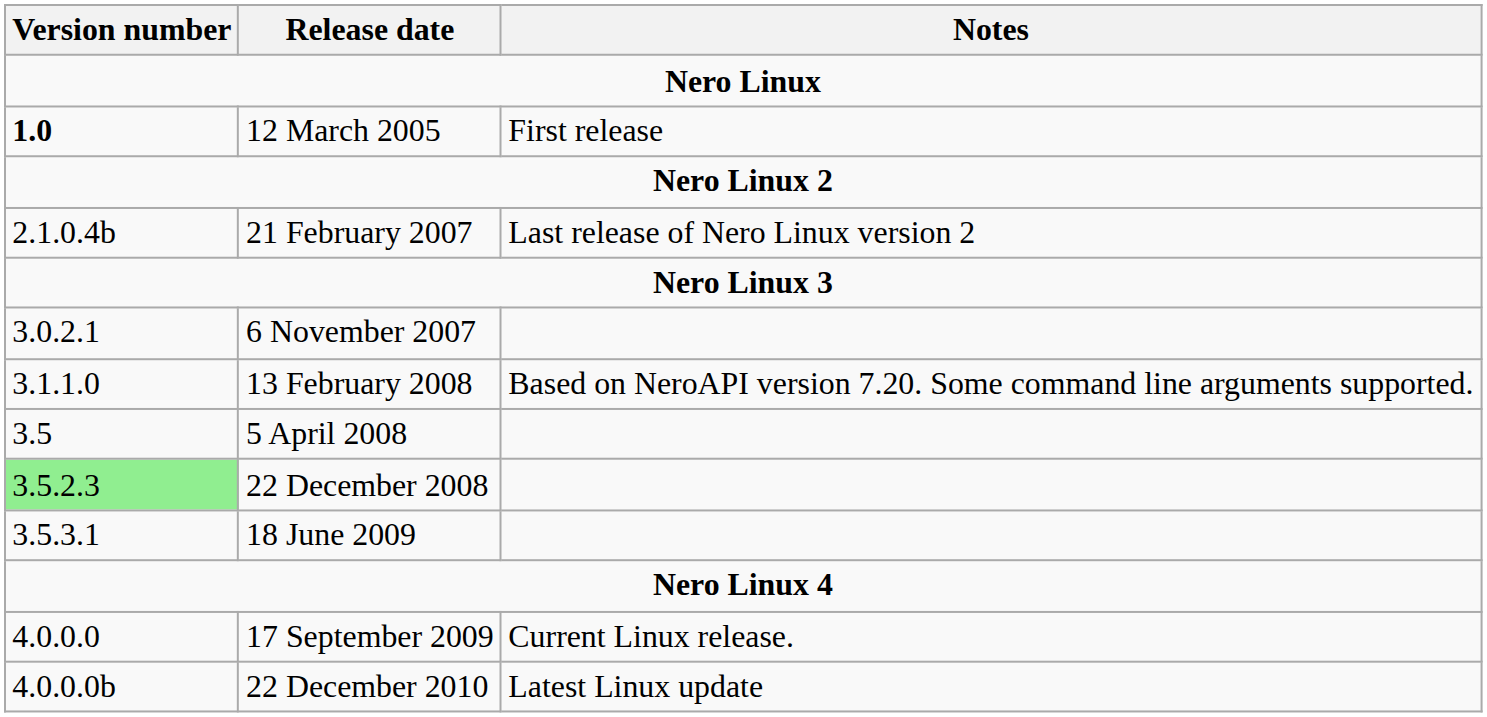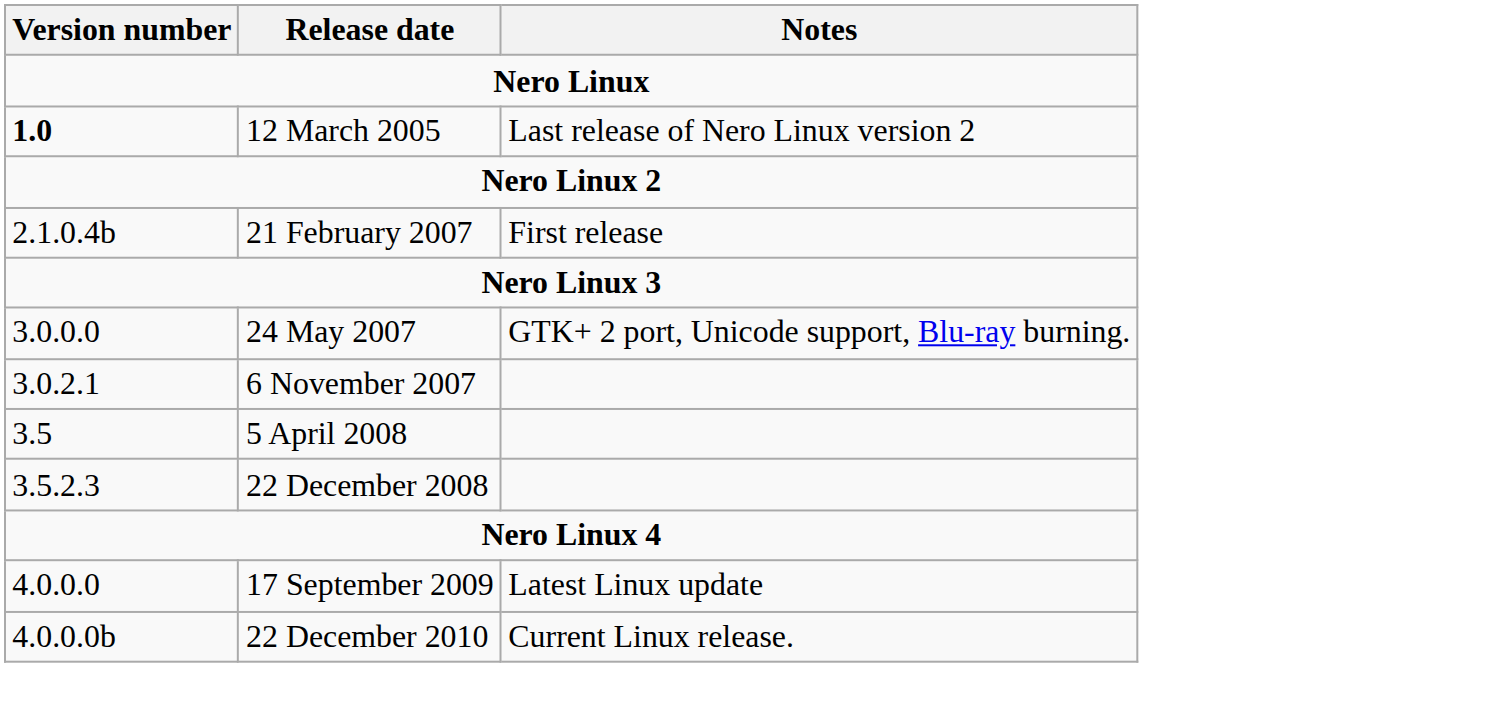(586, 130) First release -> (742, 130) Last release of Nero Linux version 2
(742, 231) Last release of Nero Linux version 2 -> (586, 231) First release
+ row: (331, 332)
- row: (359, 383)
(56, 484) lightgreen background -> (56, 484) no background
- row: (331, 534)
(651, 635) Current Linux release. -> (636, 585) Latest Linux update
(636, 686) Latest Linux update -> (651, 635) Current Linux release.
